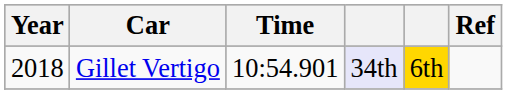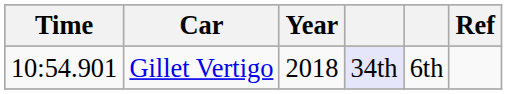columns swapped: (37, 25) <-> (285, 25)
(427, 67) gold background -> (427, 67) no background
